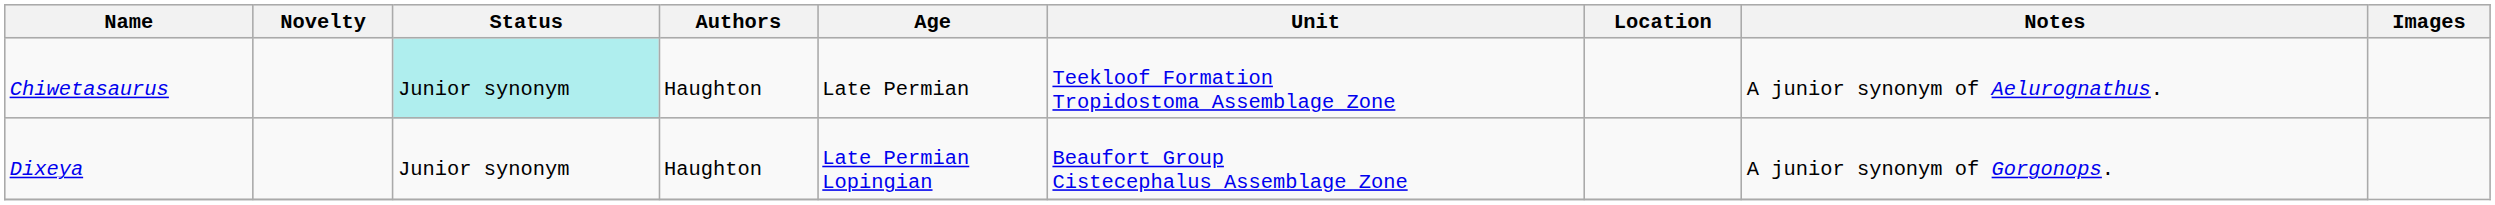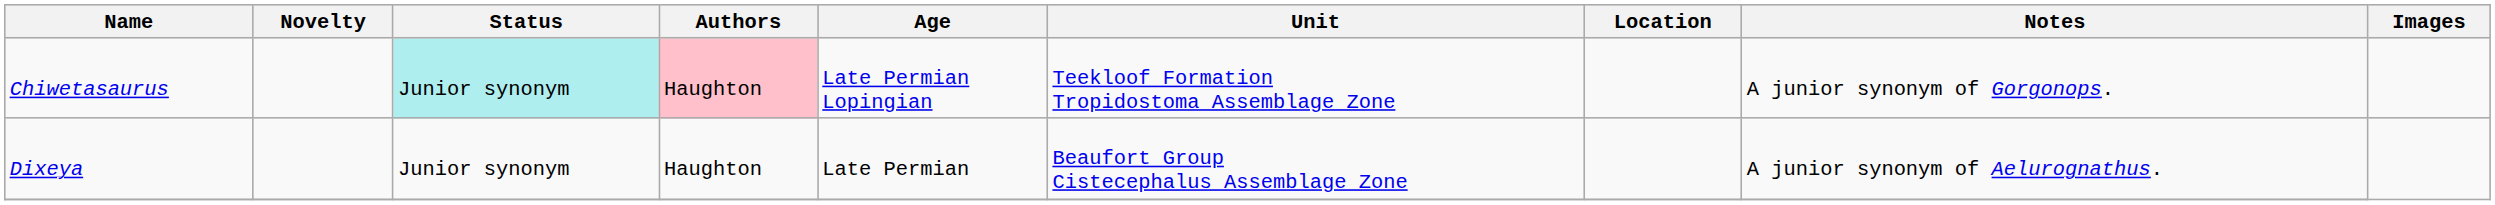(713, 90) no background -> (713, 90) pink background
(896, 90) Late Permian -> (896, 90) Late Permian Lopingian
(1955, 90) A junior synonym of Aelurognathus. -> (1930, 90) A junior synonym of Gorgonops.
(896, 170) Late Permian Lopingian -> (896, 170) Late Permian
(1930, 170) A junior synonym of Gorgonops. -> (1955, 170) A junior synonym of Aelurognathus.
